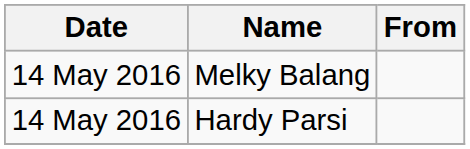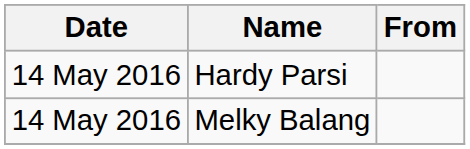rows swapped: (271, 120) <-> (282, 74)
